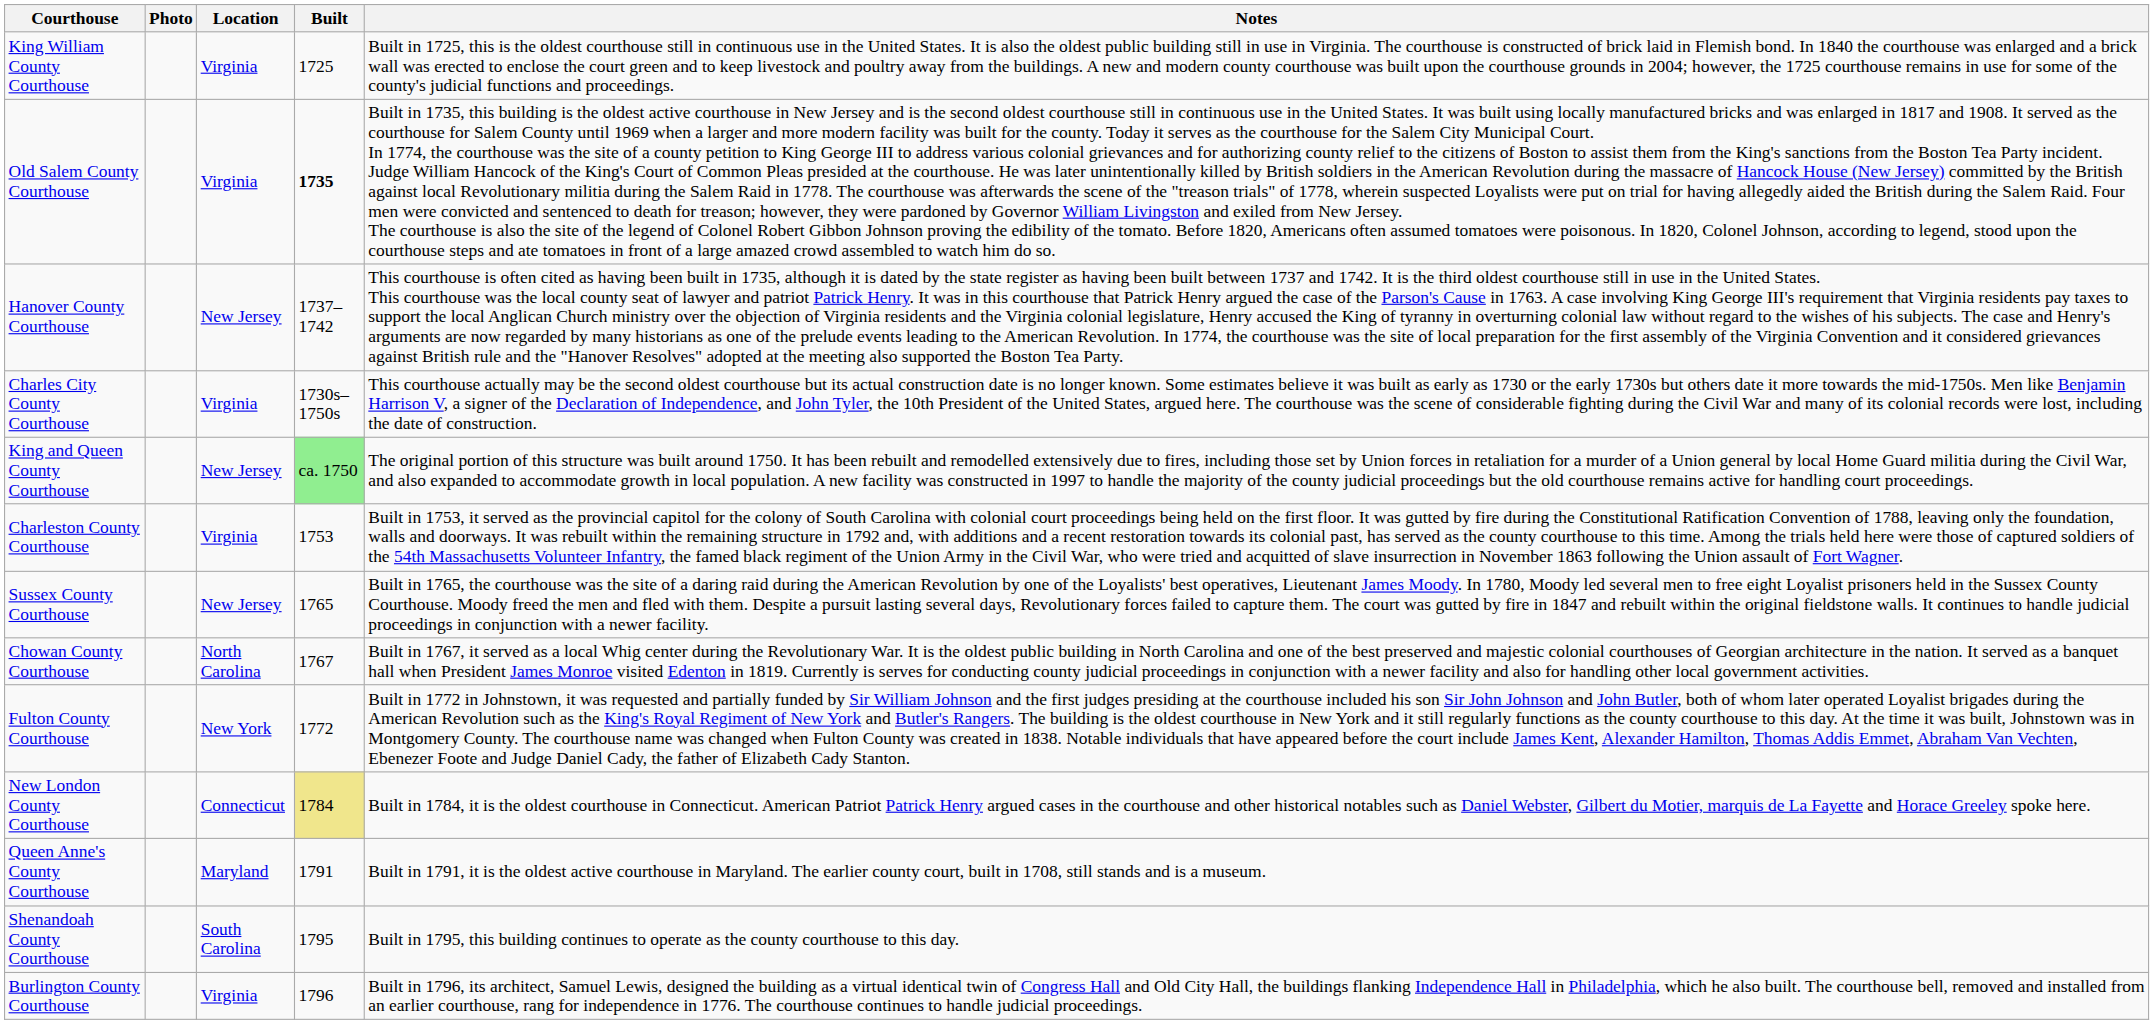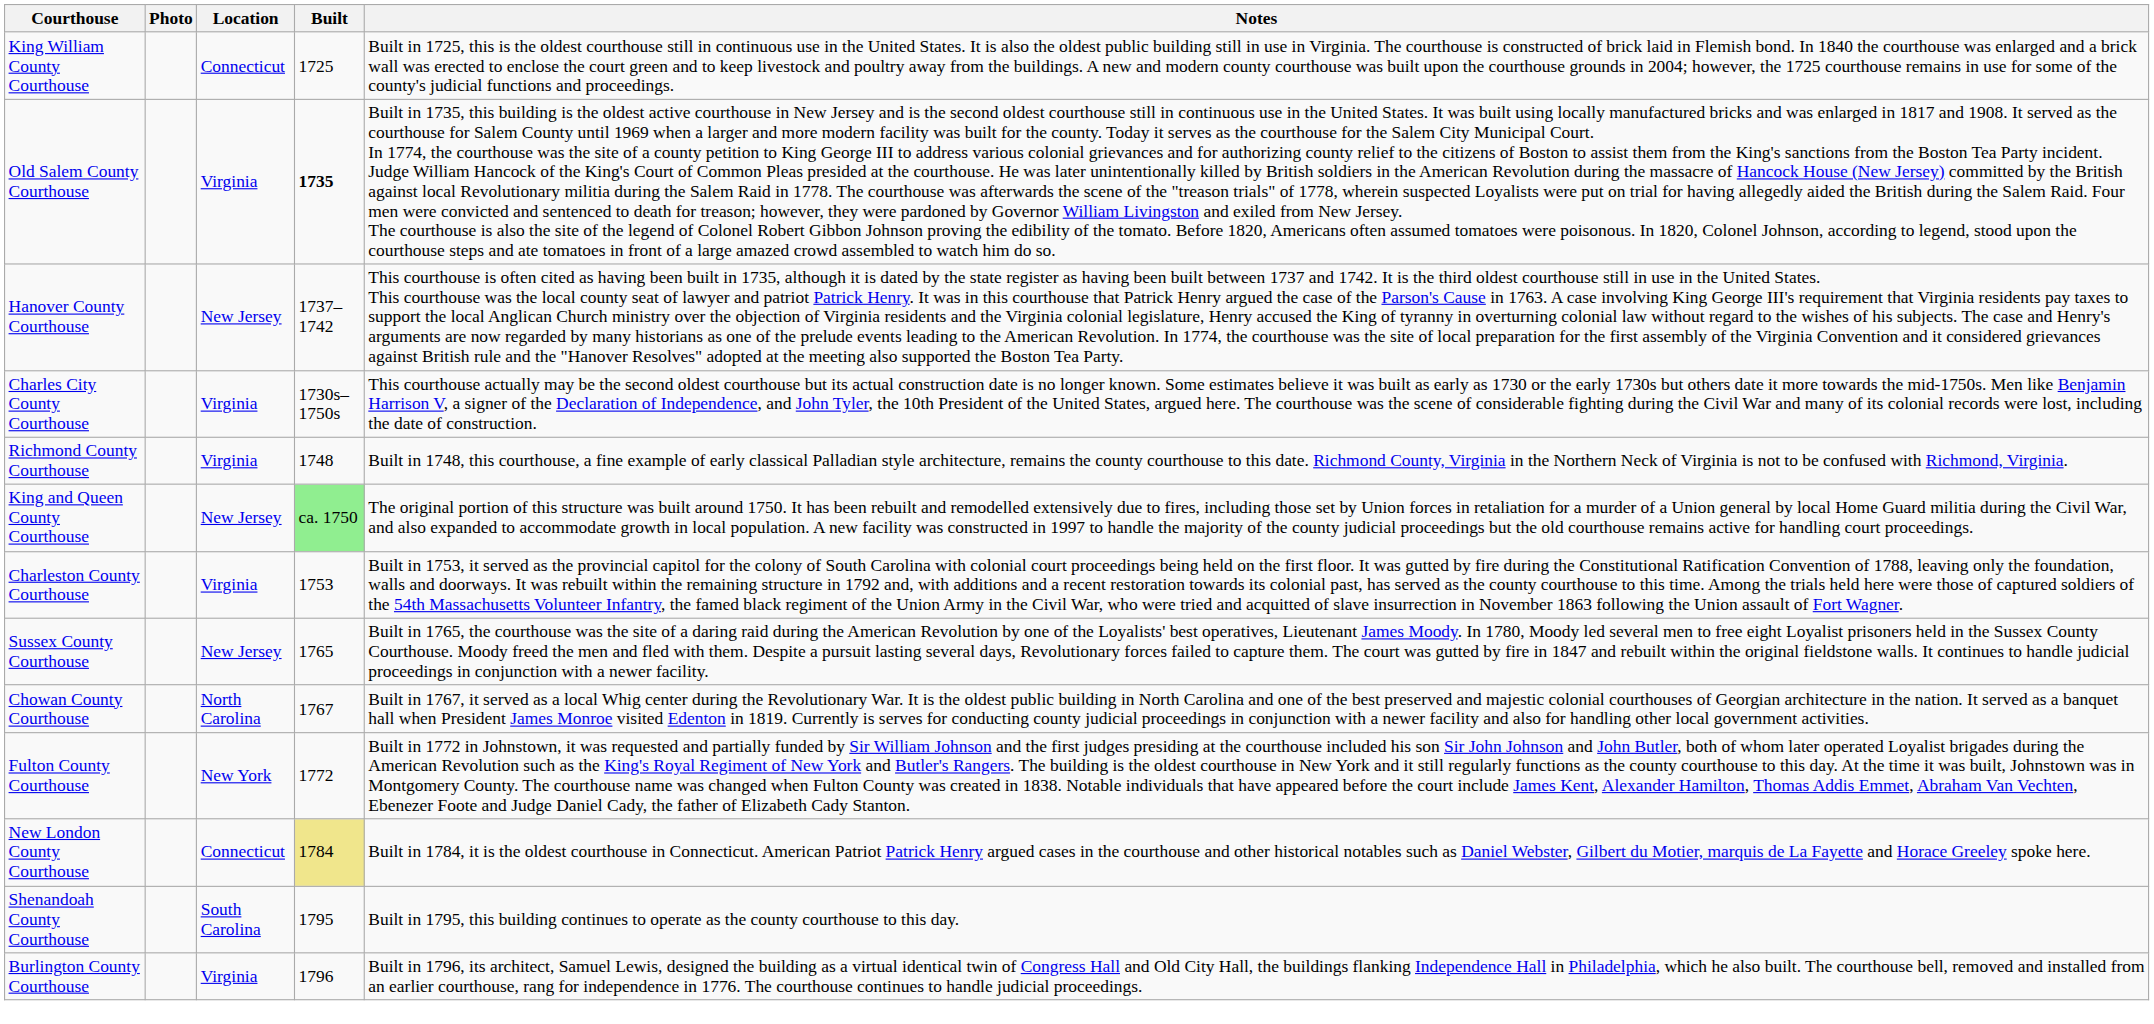(229, 65) Virginia -> (243, 65) Connecticut
+ row: (73, 460)
- row: (57, 871)
